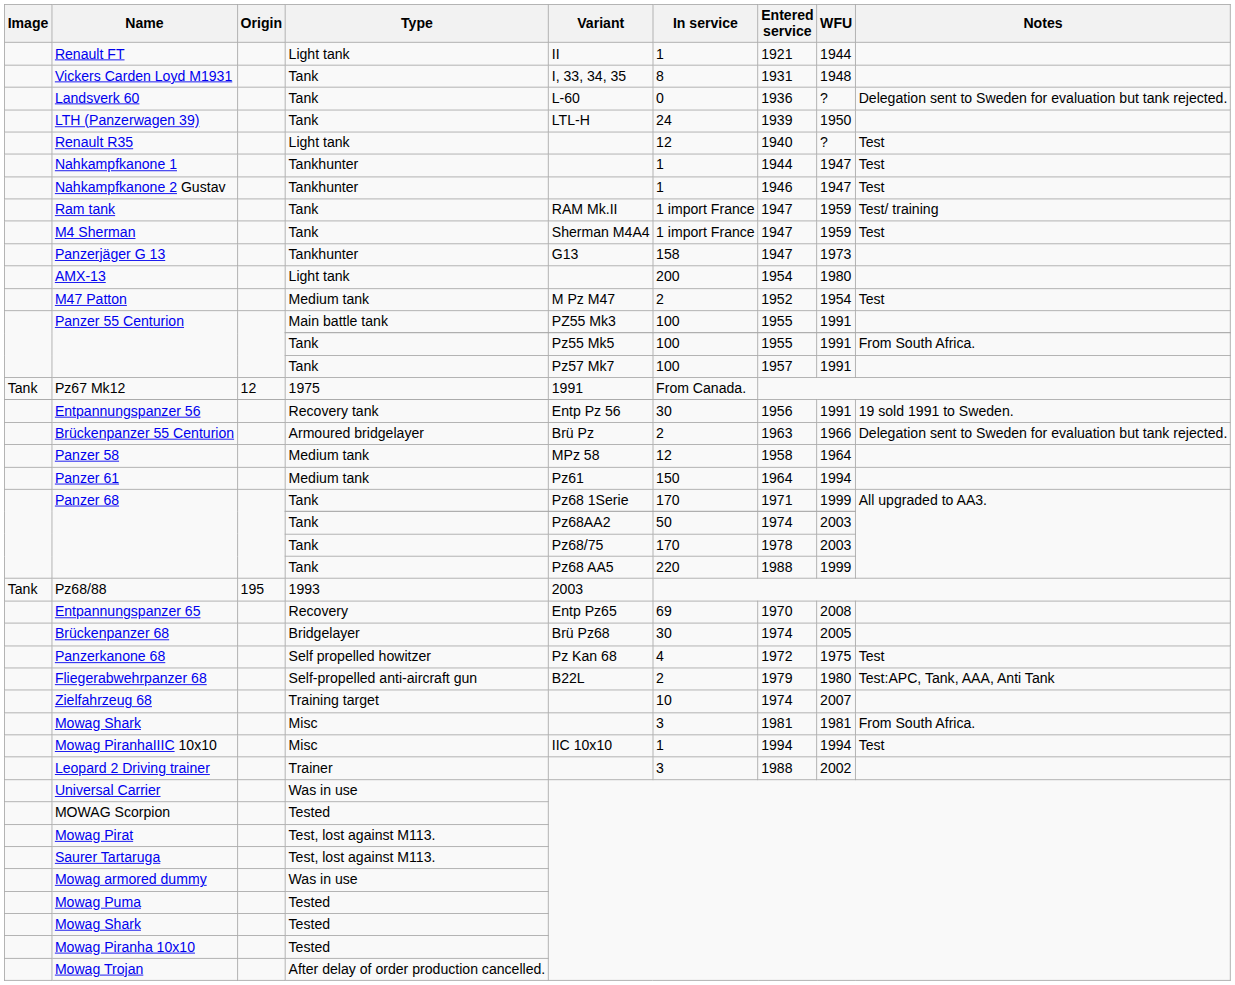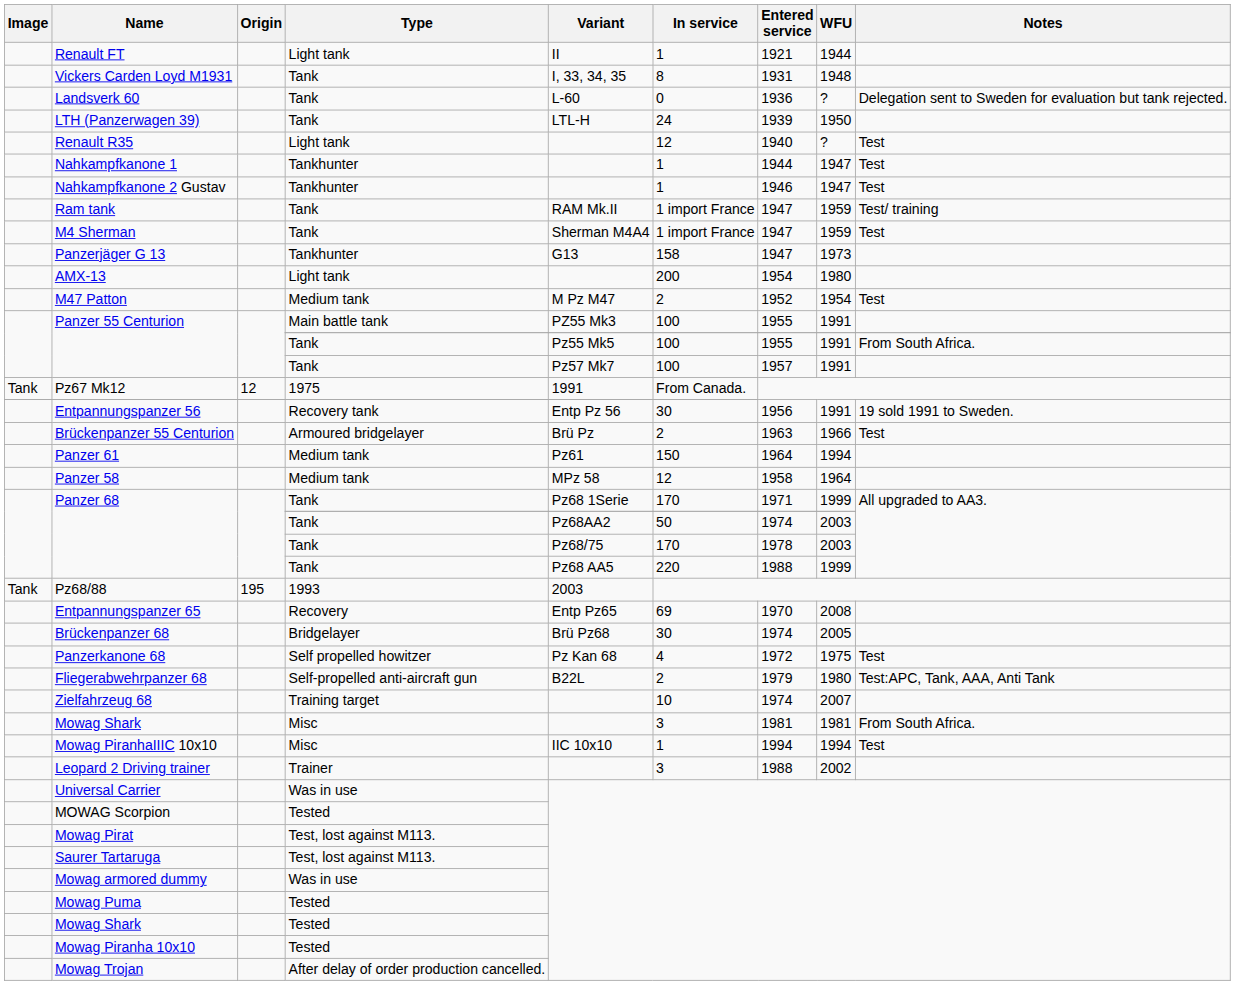(1043, 433) Delegation sent to Sweden for evaluation but tank rejected. -> (872, 433) Test
rows swapped: (87, 455) <-> (87, 478)
